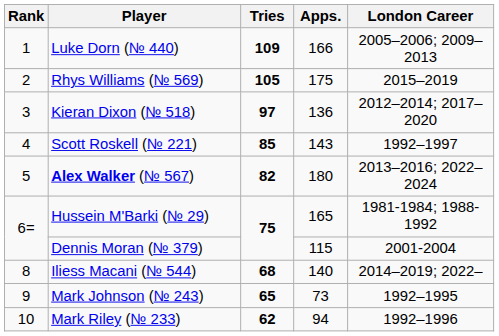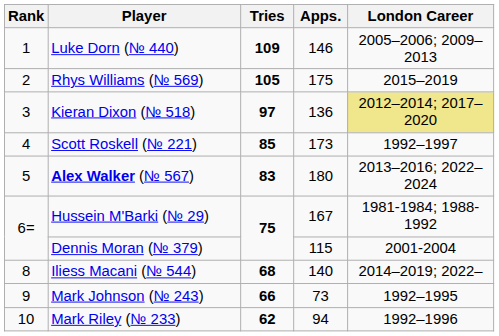(321, 48) 166 -> (321, 48) 146
(420, 112) no background -> (420, 112) khaki background
(321, 144) 143 -> (321, 144) 173
(267, 176) 82 -> (267, 176) 83
(321, 216) 165 -> (321, 216) 167
(267, 295) 65 -> (267, 295) 66
